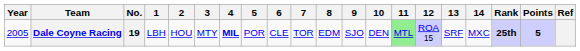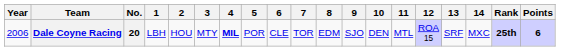- column: (565, 12)
(18, 33) 2005 -> (18, 33) 2006
(134, 33) 19 -> (134, 33) 20
(403, 33) lightgreen background -> (403, 33) no background
(538, 33) 5 -> (538, 33) 6
